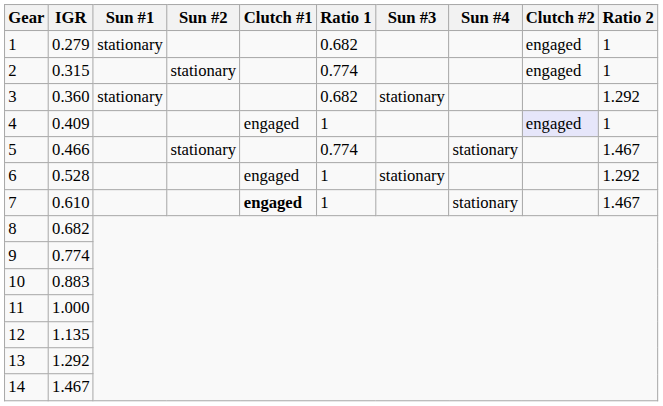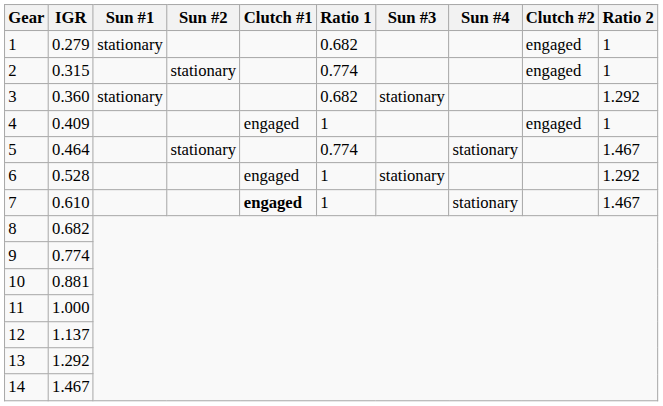(554, 123) lavender background -> (554, 123) no background
(71, 149) 0.466 -> (71, 149) 0.464
(71, 281) 0.883 -> (71, 281) 0.881
(71, 334) 1.135 -> (71, 334) 1.137
